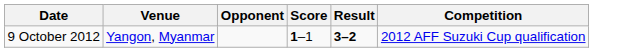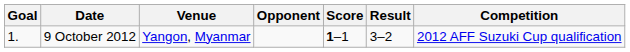+ column: (22, 15)
(345, 37) bold -> (381, 37) normal
